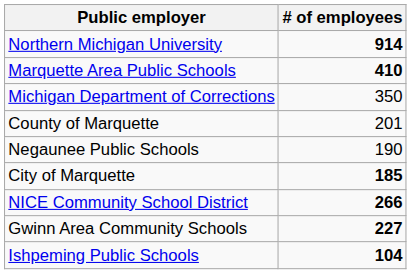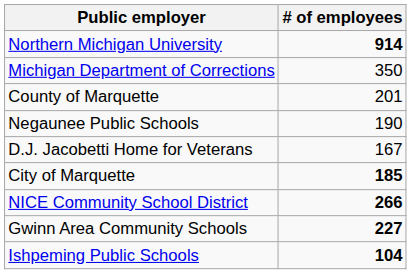- row: (122, 70)
+ row: (130, 149)
